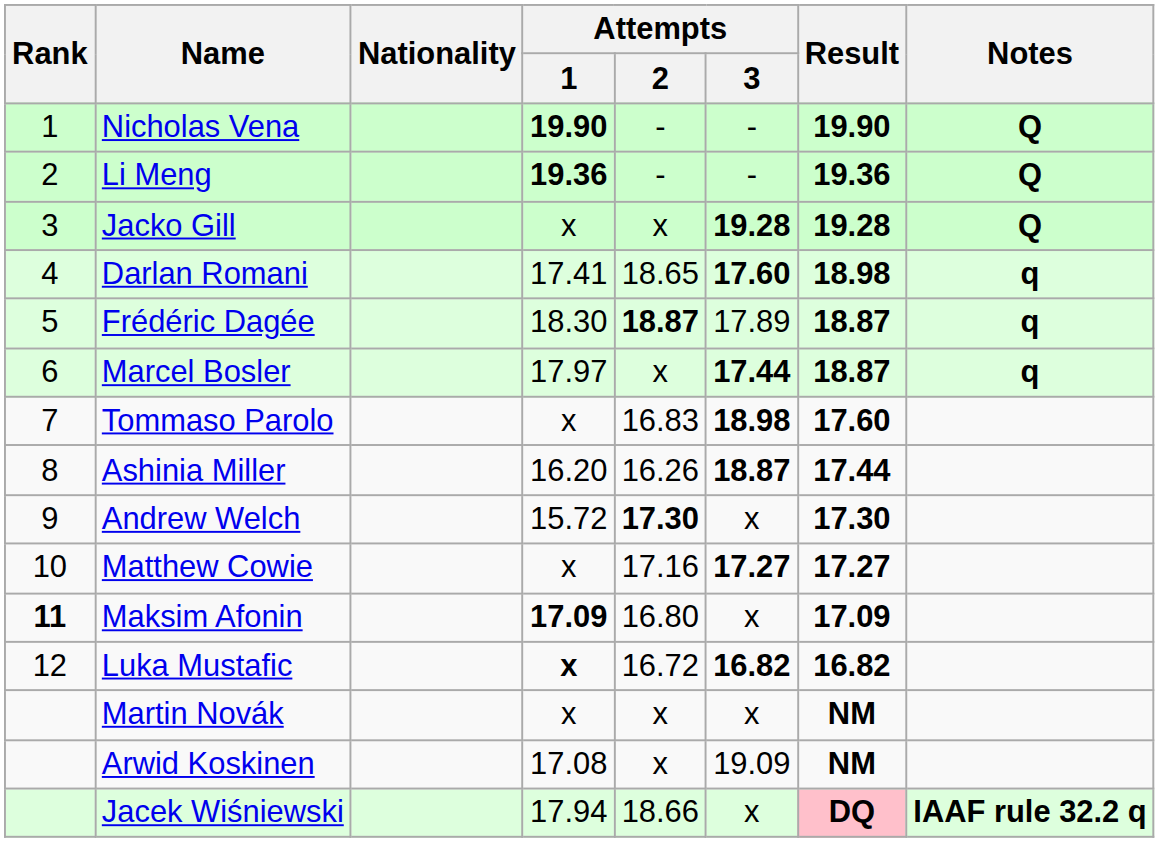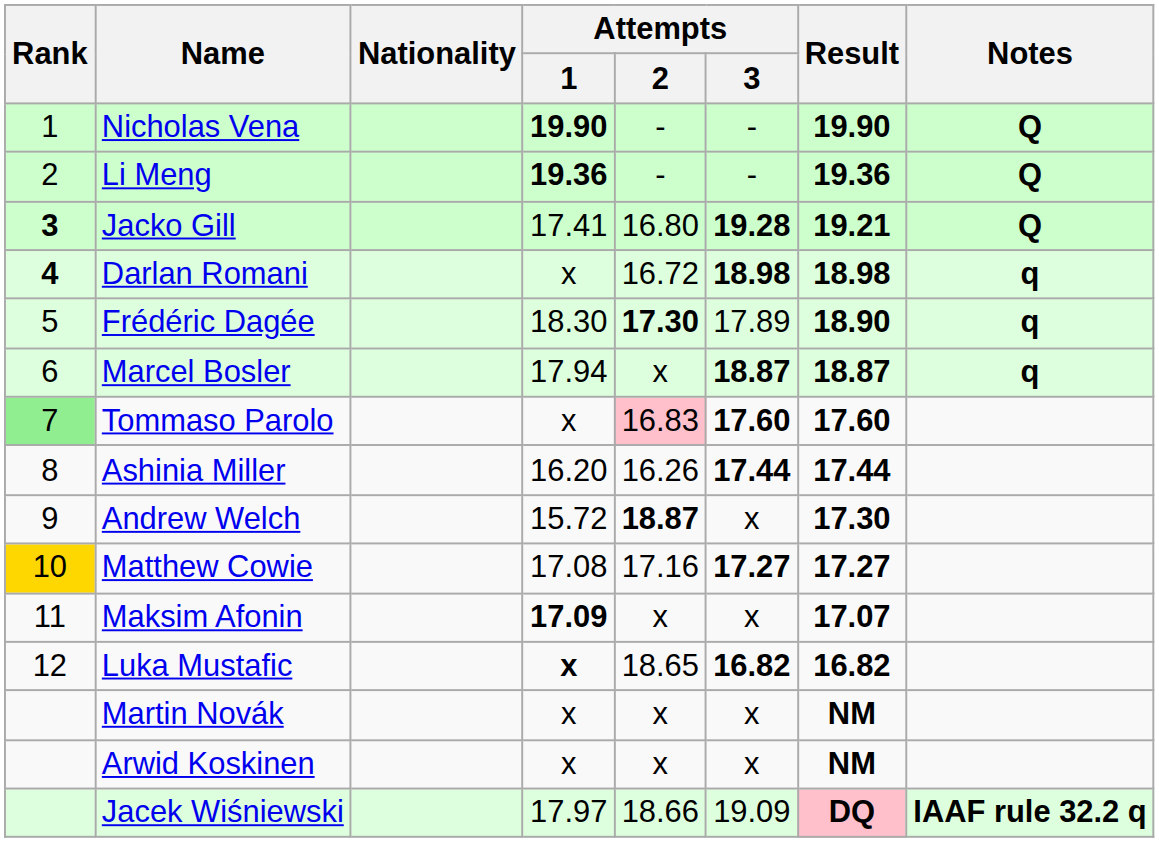(50, 224) normal -> (50, 224) bold
(569, 224) x -> (569, 224) 17.41
(660, 224) x -> (660, 224) 16.80
(852, 224) 19.28 -> (852, 224) 19.21
(50, 273) normal -> (50, 273) bold
(569, 273) 17.41 -> (569, 273) x
(660, 273) 18.65 -> (660, 273) 16.72
(752, 273) 17.60 -> (752, 273) 18.98
(660, 322) 18.87 -> (660, 322) 17.30
(852, 322) 18.87 -> (852, 322) 18.90
(569, 371) 17.97 -> (569, 371) 17.94
(752, 371) 17.44 -> (752, 371) 18.87
(50, 420) no background -> (50, 420) lightgreen background
(660, 420) no background -> (660, 420) pink background
(752, 420) 18.98 -> (752, 420) 17.60
(752, 469) 18.87 -> (752, 469) 17.44
(660, 518) 17.30 -> (660, 518) 18.87
(50, 567) no background -> (50, 567) gold background
(569, 567) x -> (569, 567) 17.08
(50, 616) bold -> (50, 616) normal
(660, 616) 16.80 -> (660, 616) x
(852, 616) 17.09 -> (852, 616) 17.07
(660, 665) 16.72 -> (660, 665) 18.65
(569, 763) 17.08 -> (569, 763) x
(752, 763) 19.09 -> (752, 763) x
(569, 812) 17.94 -> (569, 812) 17.97
(752, 812) x -> (752, 812) 19.09
